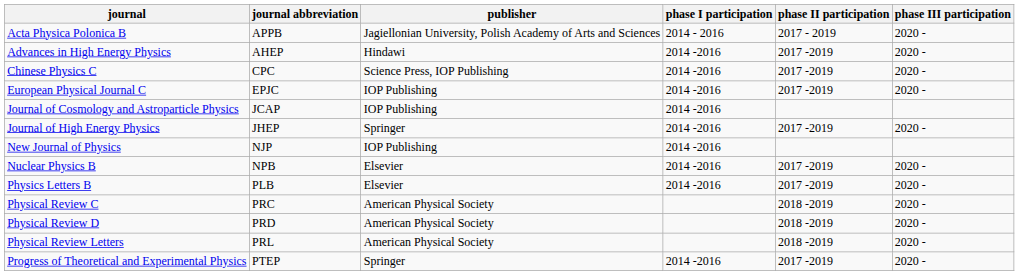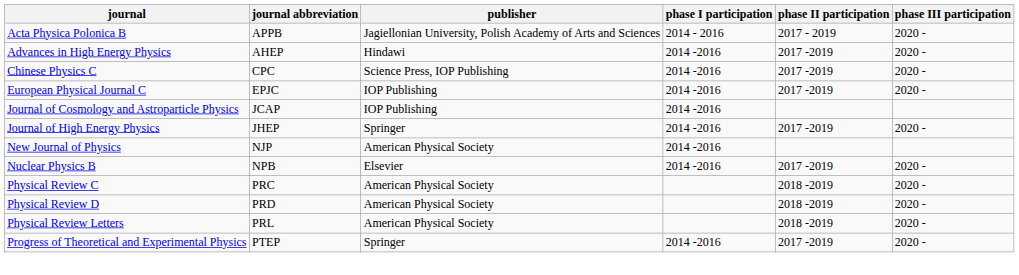(400, 147) IOP Publishing -> (429, 147) American Physical Society
- row: (49, 185)
